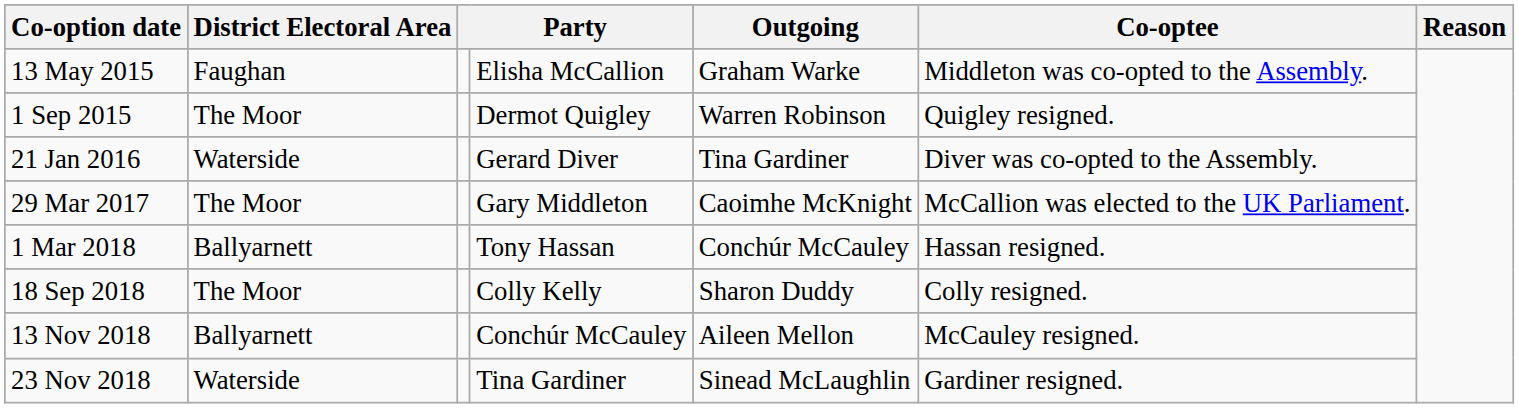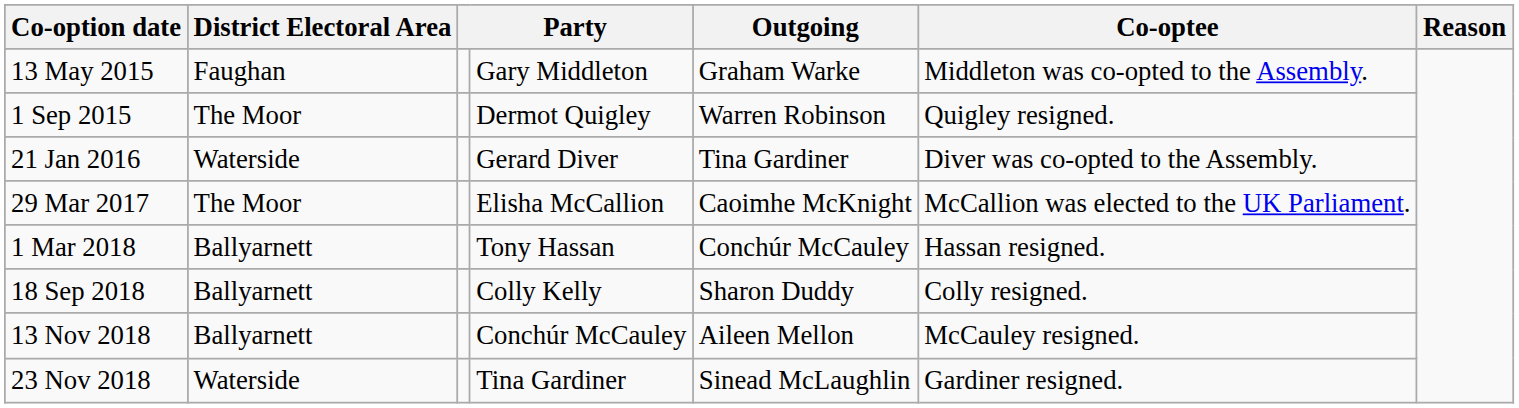(570, 70) Elisha McCallion -> (562, 70) Gary Middleton
(562, 203) Gary Middleton -> (570, 203) Elisha McCallion
(247, 291) The Moor -> (253, 291) Ballyarnett
